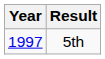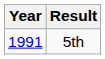(25, 41) 1997 -> (25, 41) 1991
